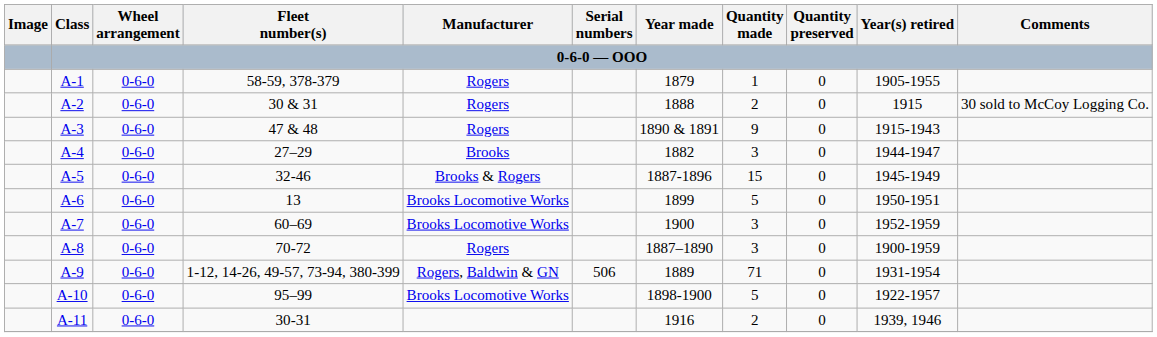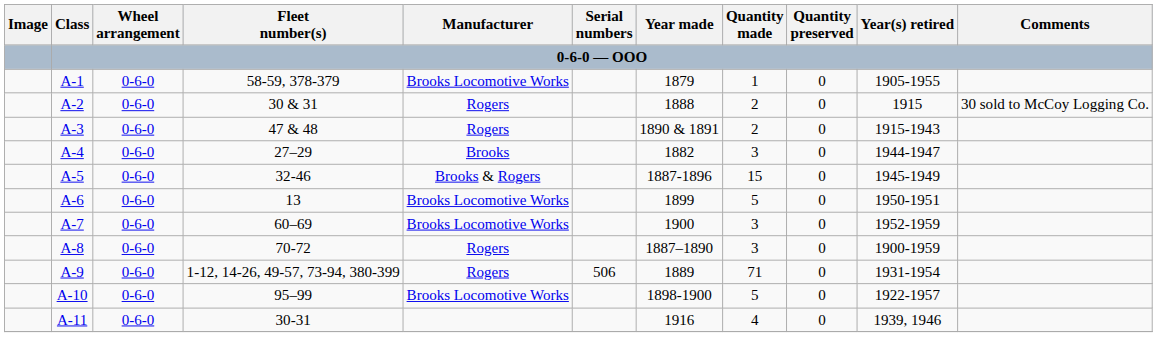(488, 81) Rogers -> (488, 81) Brooks Locomotive Works
(755, 128) 9 -> (755, 128) 2
(488, 271) Rogers, Baldwin & GN -> (488, 271) Rogers
(755, 319) 2 -> (755, 319) 4
